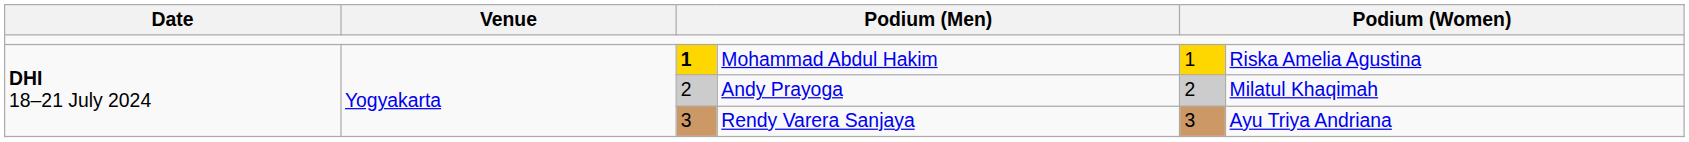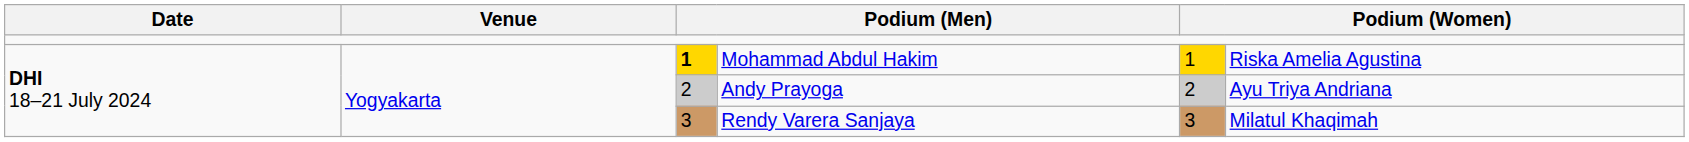(1304, 90) Milatul Khaqimah -> (1311, 90) Ayu Triya Andriana
(1311, 120) Ayu Triya Andriana -> (1304, 120) Milatul Khaqimah
